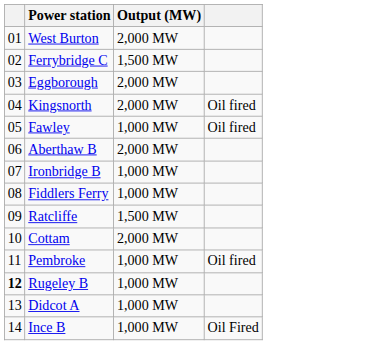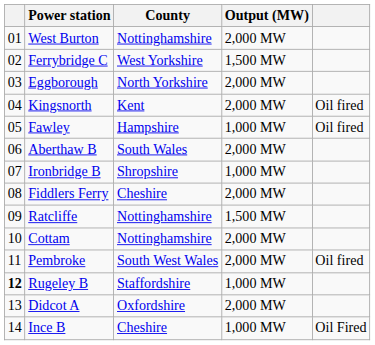+ column: (168, 15)
(148, 194) 1,000 MW -> (255, 194) 2,000 MW
(148, 261) 1,000 MW -> (255, 261) 2,000 MW
(148, 305) 1,000 MW -> (255, 305) 2,000 MW
